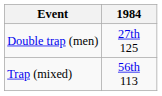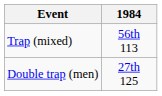rows swapped: (40, 74) <-> (53, 40)
